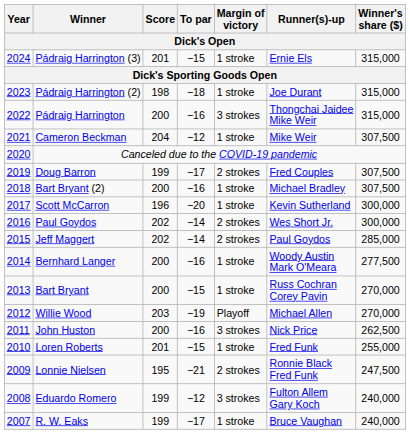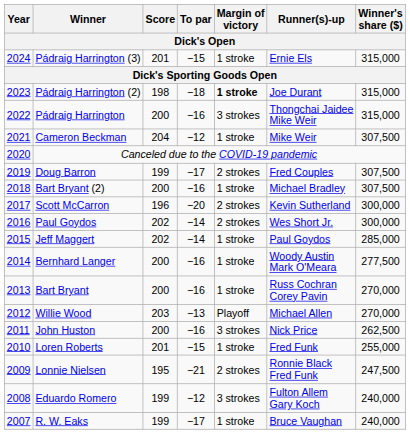(236, 92) normal -> (237, 92) bold
(236, 205) 1 stroke -> (238, 205) 2 strokes
(238, 239) 2 strokes -> (236, 239) 1 stroke
(196, 290) −15 -> (196, 290) −16
(196, 313) −19 -> (196, 313) −13
